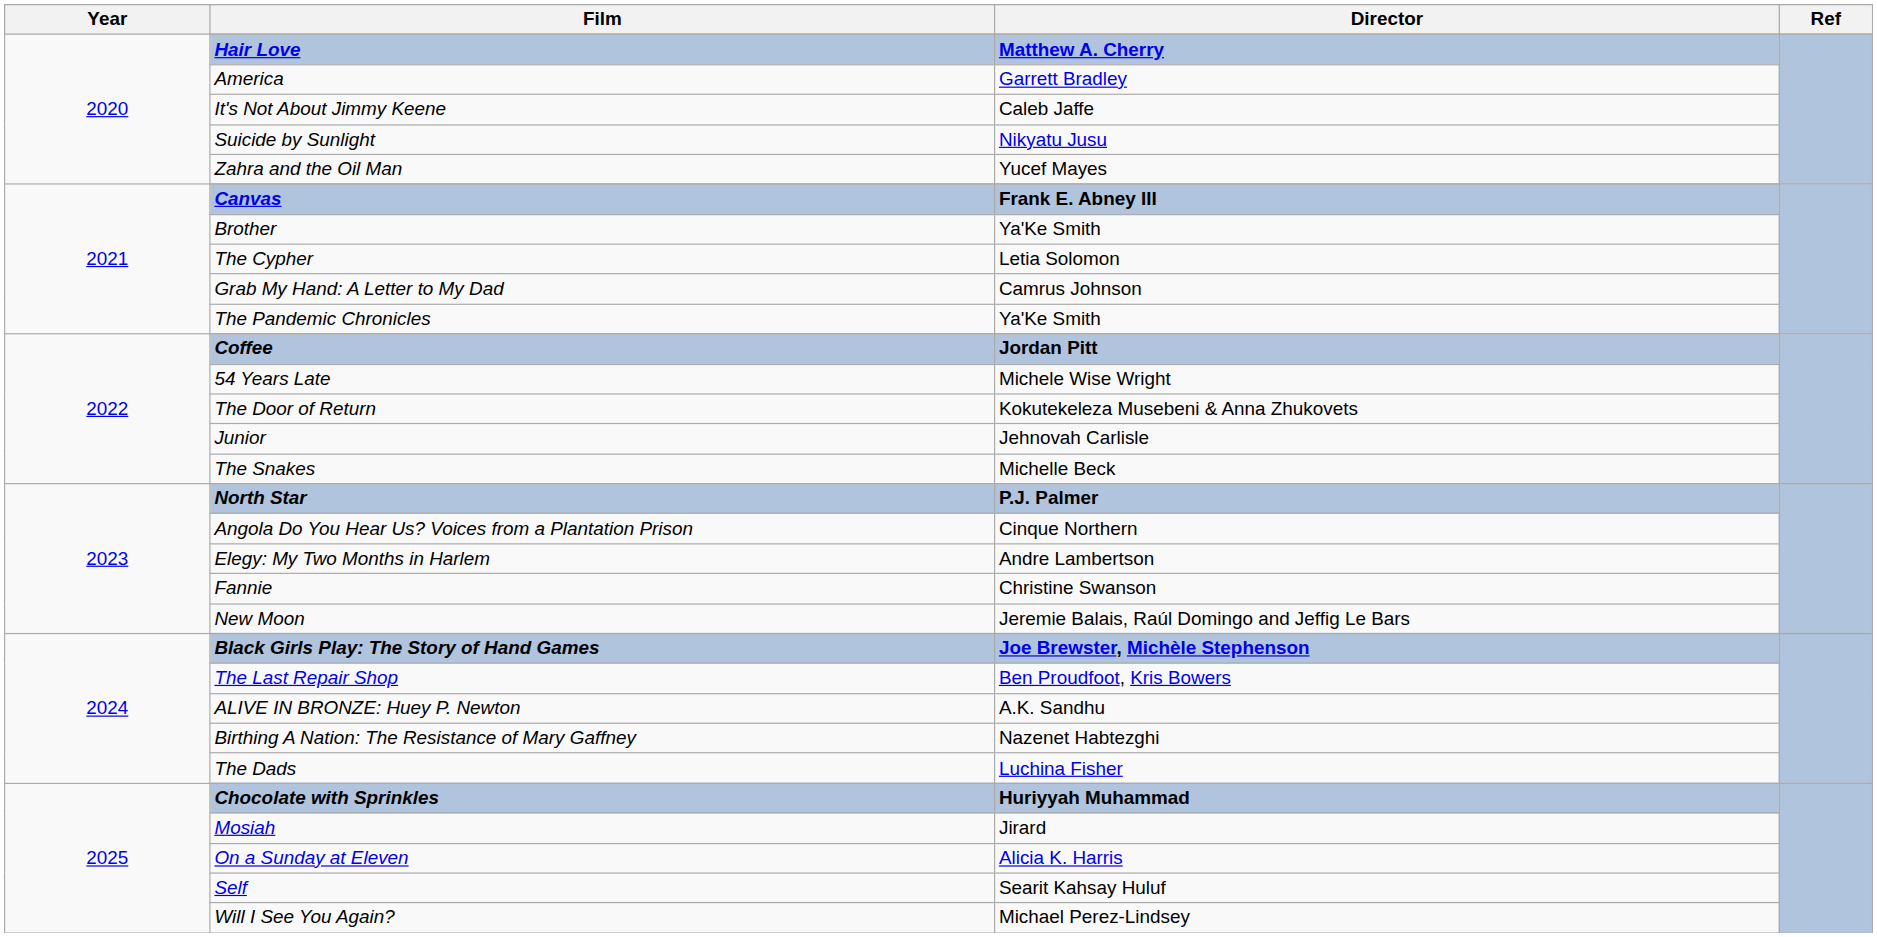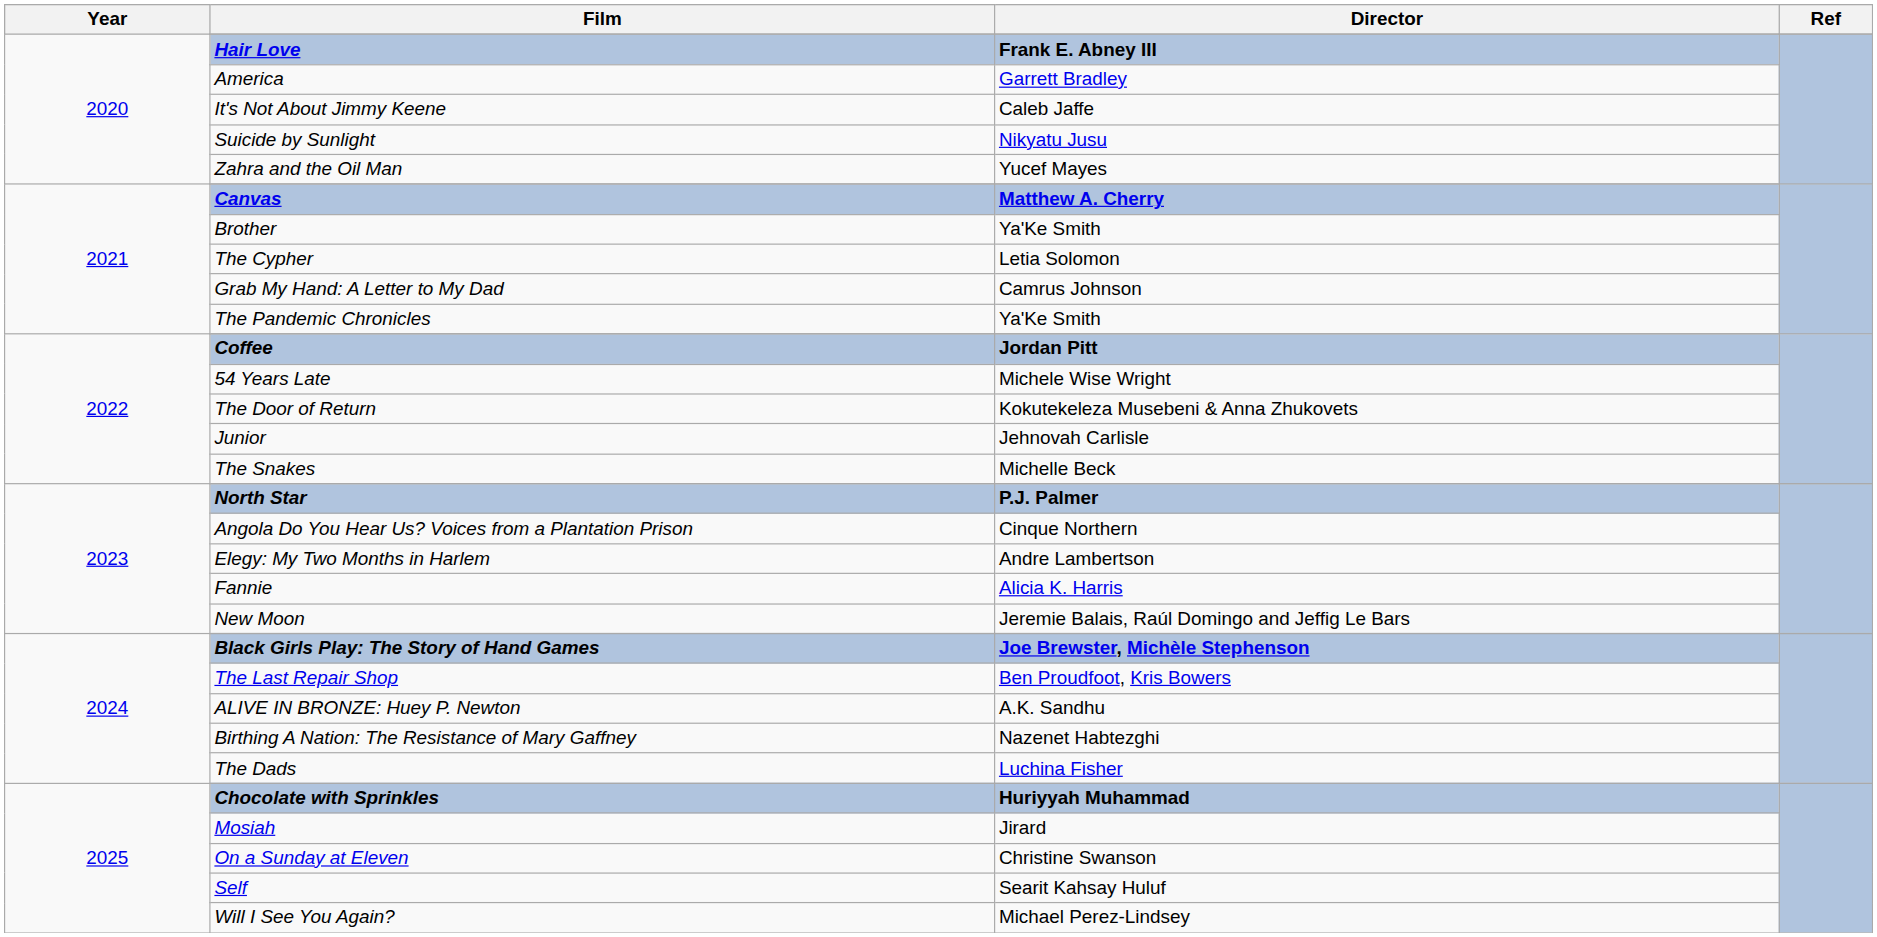(1081, 49) Matthew A. Cherry -> (1078, 49) Frank E. Abney III
(1078, 199) Frank E. Abney III -> (1081, 199) Matthew A. Cherry
(1078, 588) Christine Swanson -> (1061, 588) Alicia K. Harris
(1061, 857) Alicia K. Harris -> (1078, 857) Christine Swanson
